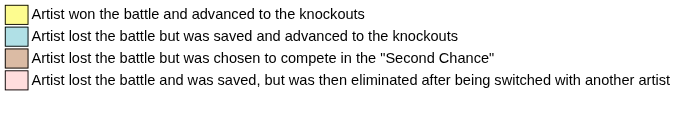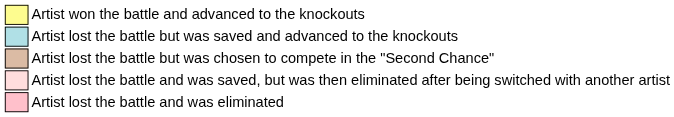+ row: (158, 102)
